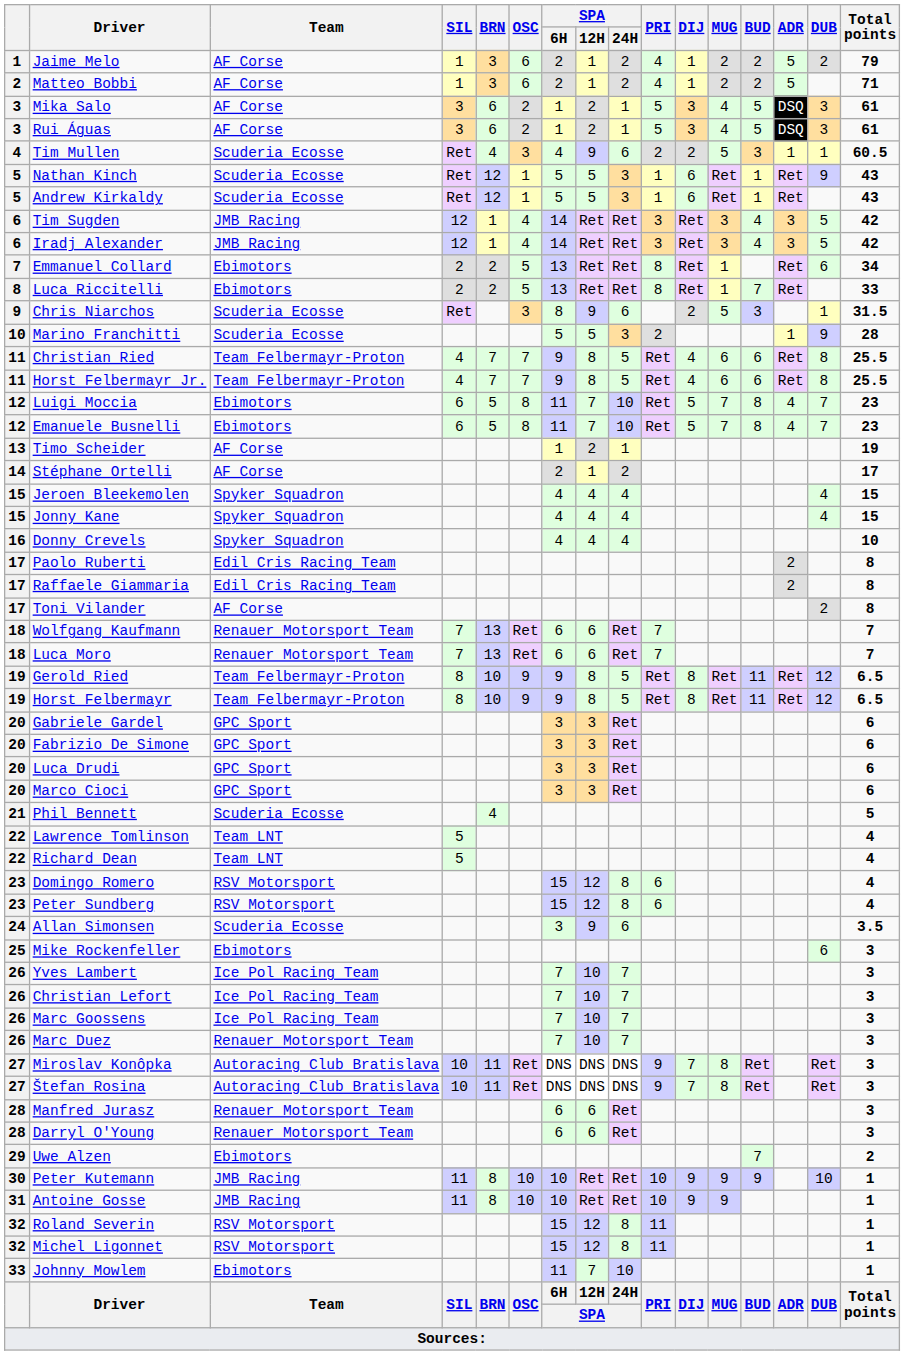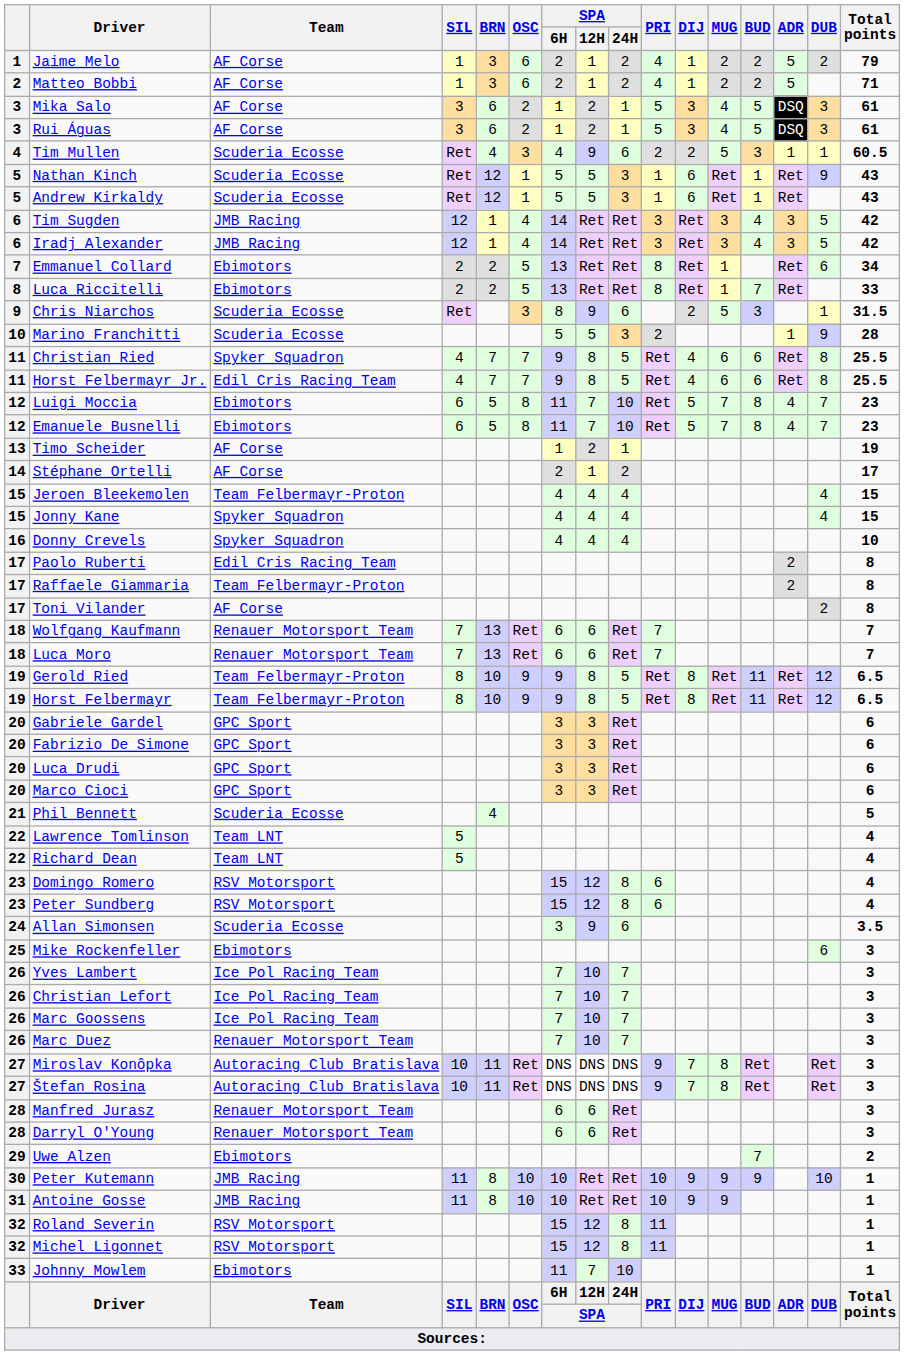(309, 358) Team Felbermayr-Proton -> (279, 358) Spyker Squadron
(309, 381) Team Felbermayr-Proton -> (305, 381) Edil Cris Racing Team
(279, 495) Spyker Squadron -> (309, 495) Team Felbermayr-Proton
(305, 586) Edil Cris Racing Team -> (309, 586) Team Felbermayr-Proton
